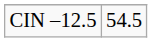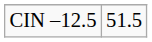(124, 20) 54.5 -> (124, 20) 51.5
